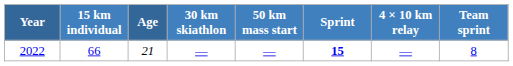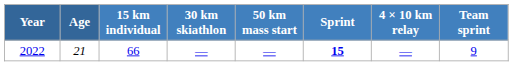columns swapped: (148, 22) <-> (94, 22)
(474, 50) 8 -> (474, 50) 9
